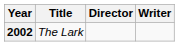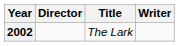columns swapped: (61, 13) <-> (111, 13)
